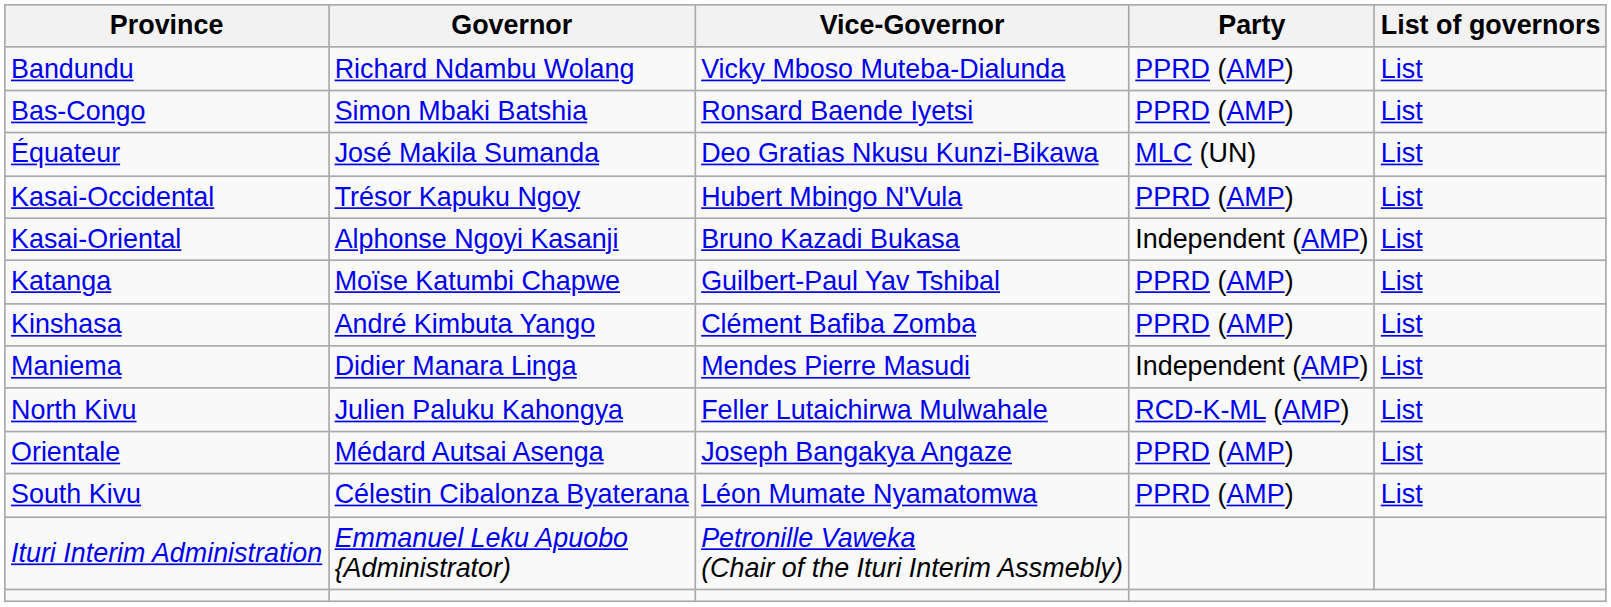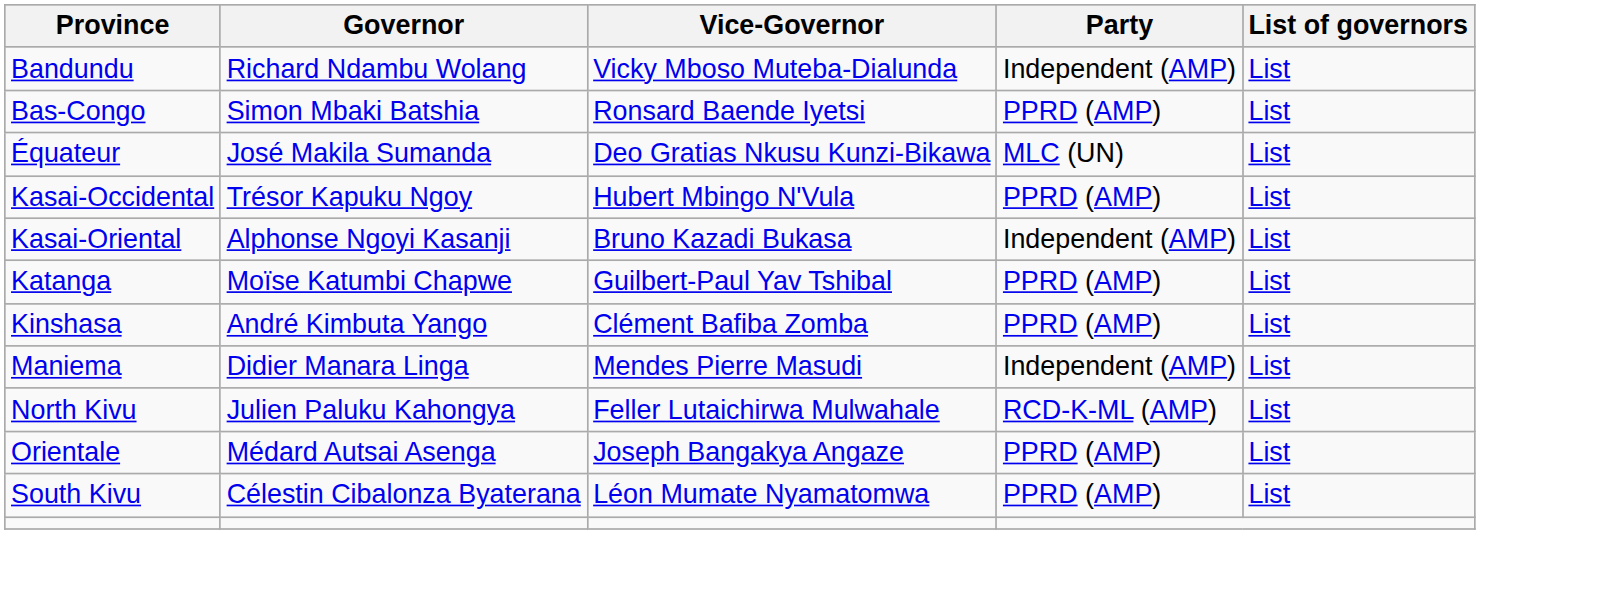(1214, 68) PPRD (AMP) -> (1119, 68) Independent (AMP)
- row: (167, 552)
